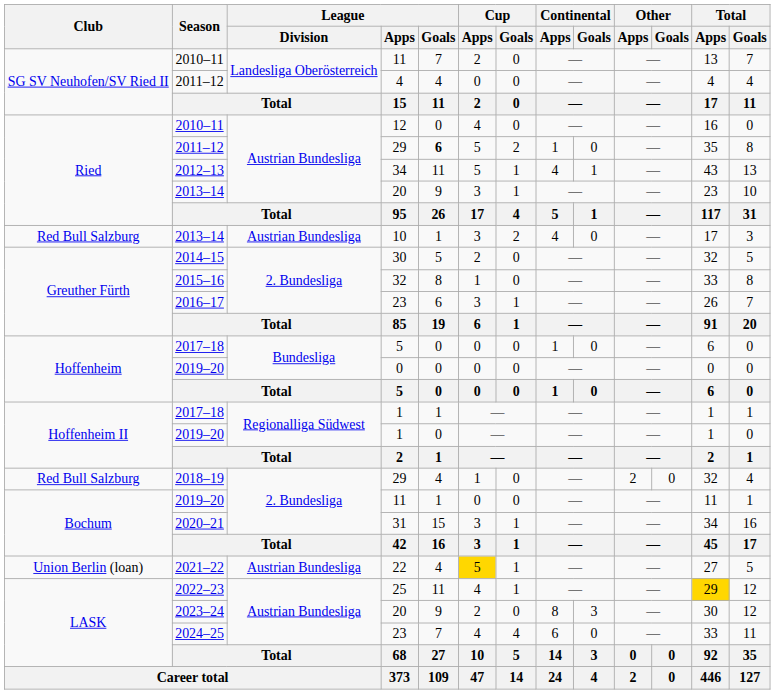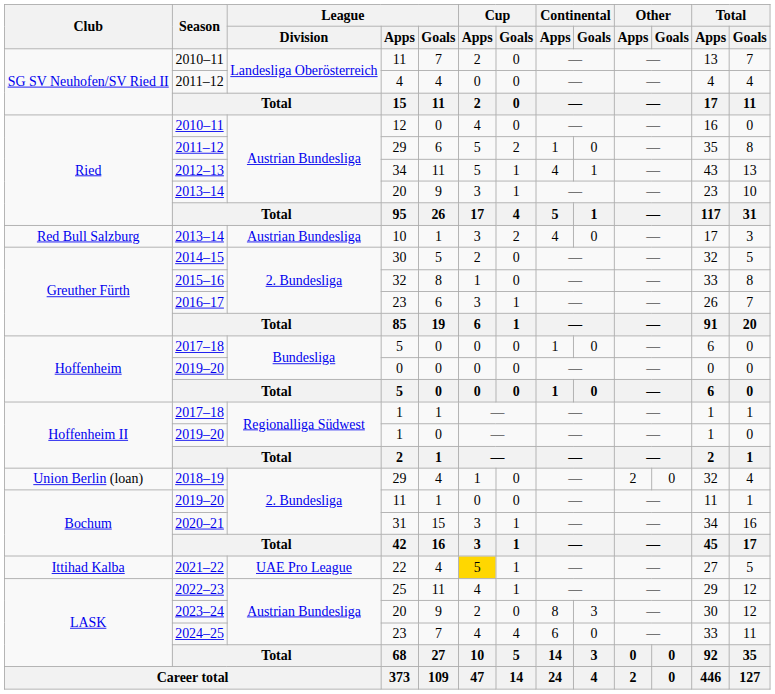(438, 147) bold -> (438, 147) normal
(88, 479) Red Bull Salzburg -> (88, 479) Union Berlin (loan)
(88, 567) Union Berlin (loan) -> (88, 567) Ittihad Kalba
(304, 567) Austrian Bundesliga -> (304, 567) UAE Pro League
(711, 589) gold background -> (711, 589) no background
